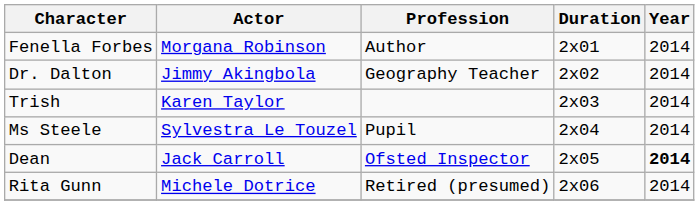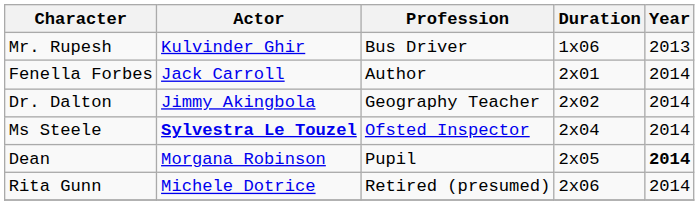+ row: (60, 47)
(243, 47) Morgana Robinson -> (223, 75) Jack Carroll
- row: (34, 103)
(259, 131) normal -> (259, 131) bold
(391, 131) Pupil -> (447, 131) Ofsted Inspector
(223, 158) Jack Carroll -> (243, 158) Morgana Robinson
(447, 158) Ofsted Inspector -> (391, 158) Pupil
